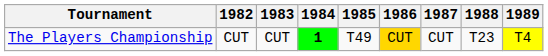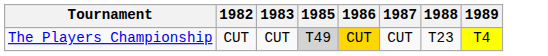- column: (318, 16)
(359, 39) no background -> (318, 39) lightgrey background
